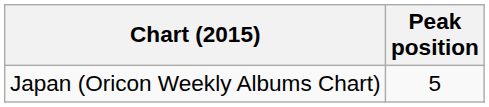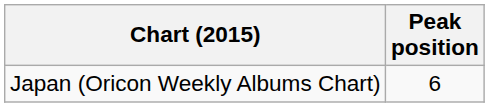(435, 83) 5 -> (435, 83) 6
